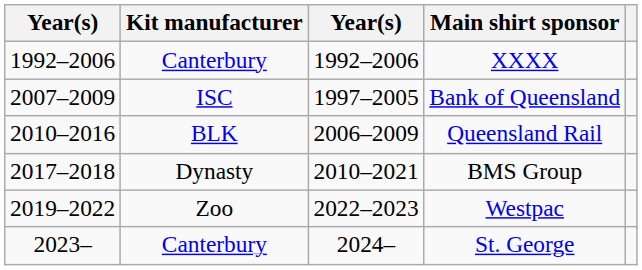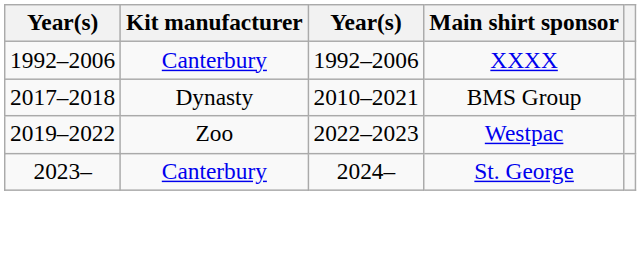- row: (63, 97)
- row: (63, 134)
